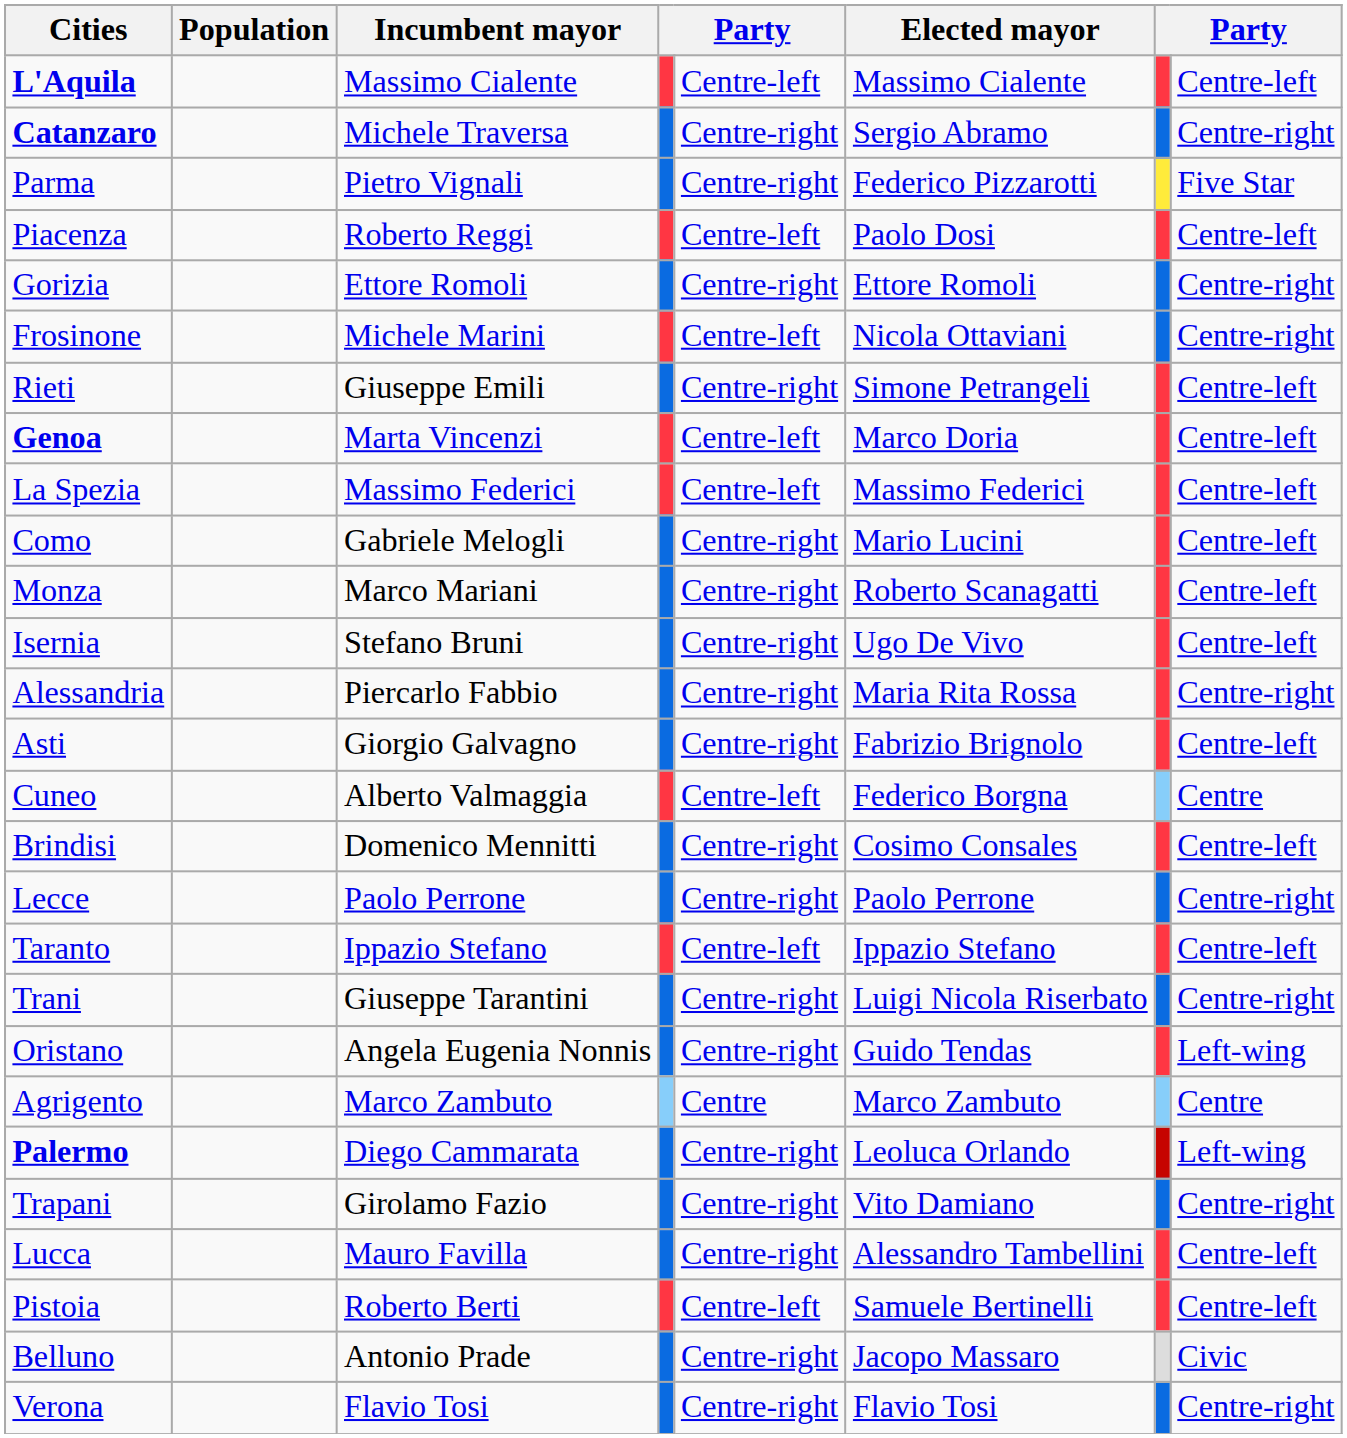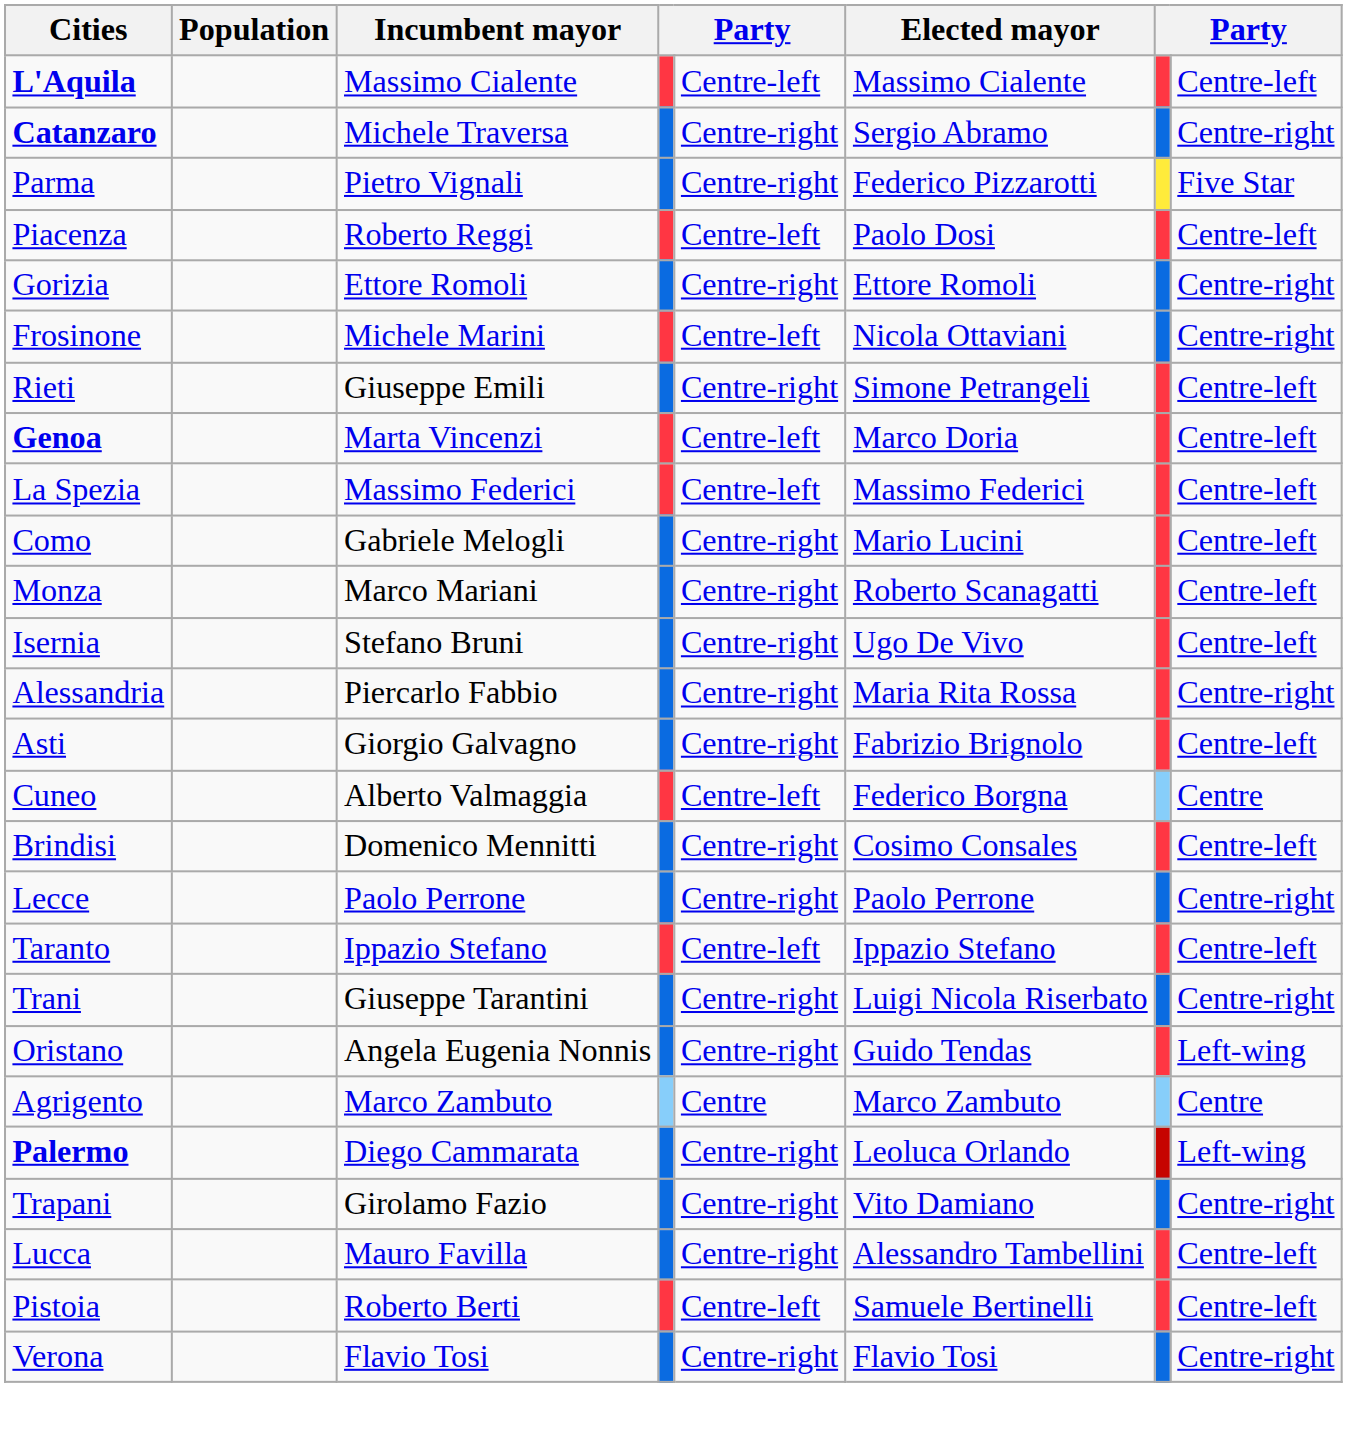- row: (63, 1356)
